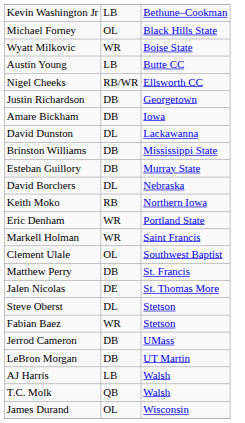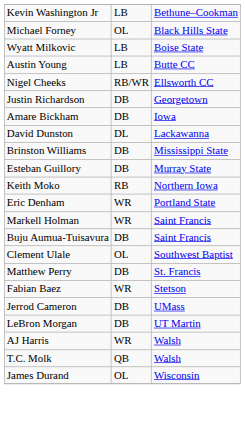(112, 47) WR -> (121, 47) LB
- row: (41, 185)
+ row: (58, 237)
- row: (36, 289)
- row: (35, 306)
(110, 375) LB -> (123, 340) WR
